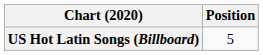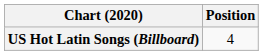(230, 38) 5 -> (230, 38) 4
